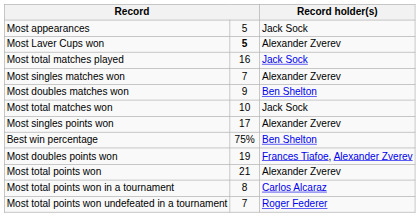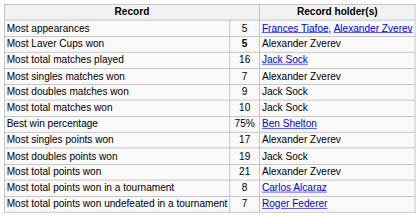(285, 28) Jack Sock -> (337, 28) Frances Tiafoe, Alexander Zverev
(289, 92) Ben Shelton -> (285, 92) Jack Sock
rows swapped: (52, 140) <-> (60, 124)
(337, 156) Frances Tiafoe, Alexander Zverev -> (285, 156) Jack Sock
